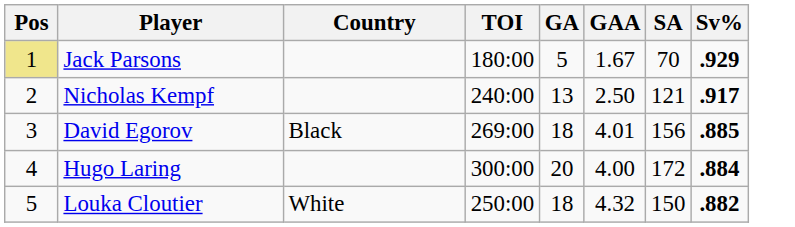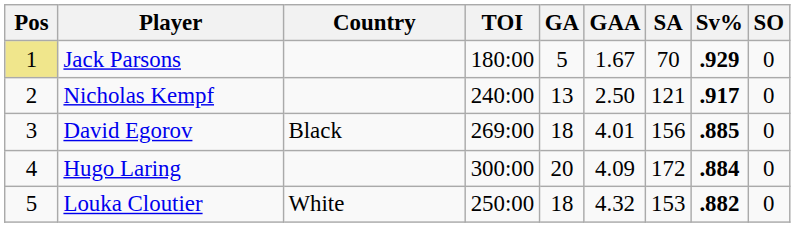+ column: (769, 22)
(615, 167) 4.00 -> (615, 167) 4.09
(668, 204) 150 -> (668, 204) 153
